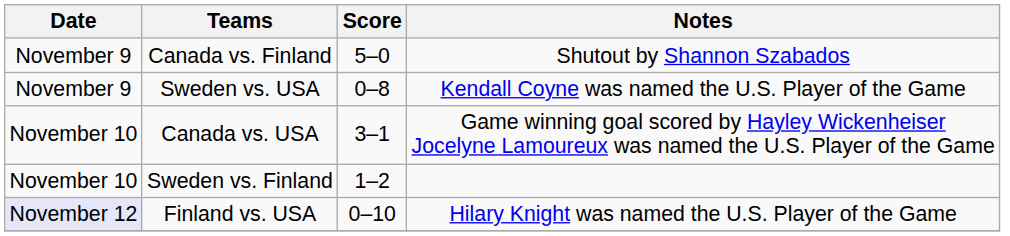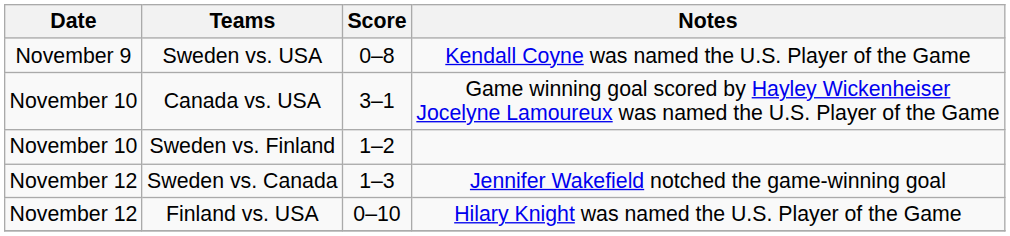- row: (240, 55)
+ row: (242, 180)
(73, 214) lavender background -> (73, 214) no background
